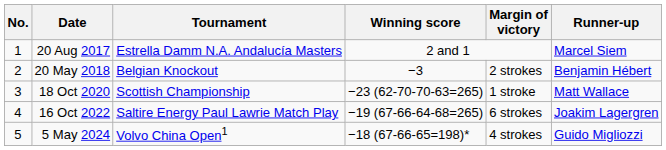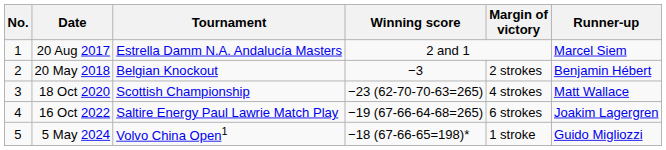(512, 92) 1 stroke -> (516, 92) 4 strokes
(516, 134) 4 strokes -> (512, 134) 1 stroke
